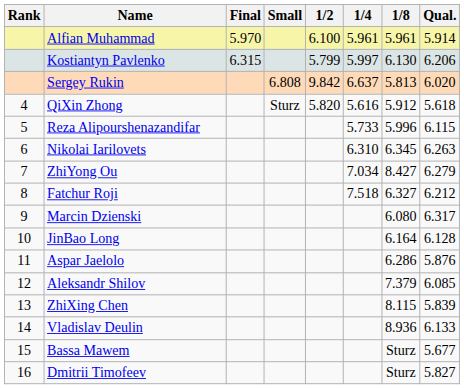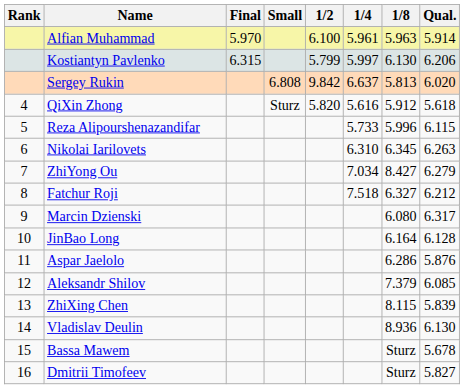(401, 37) 5.961 -> (401, 37) 5.963
(440, 328) 6.133 -> (440, 328) 6.130
(440, 350) 5.677 -> (440, 350) 5.678
